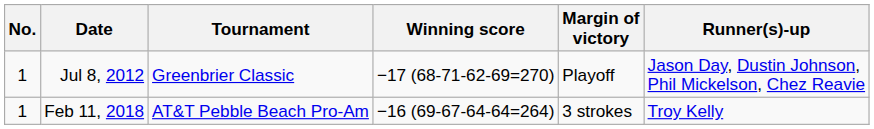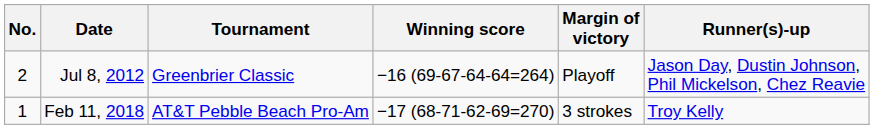(22, 74) 1 -> (22, 74) 2
(466, 74) −17 (68-71-62-69=270) -> (466, 74) −16 (69-67-64-64=264)
(466, 111) −16 (69-67-64-64=264) -> (466, 111) −17 (68-71-62-69=270)
